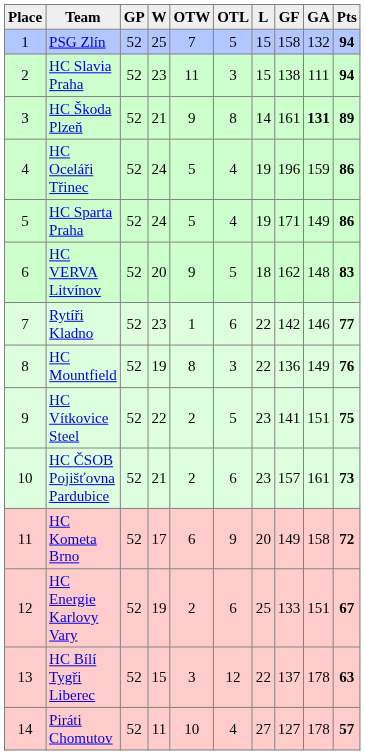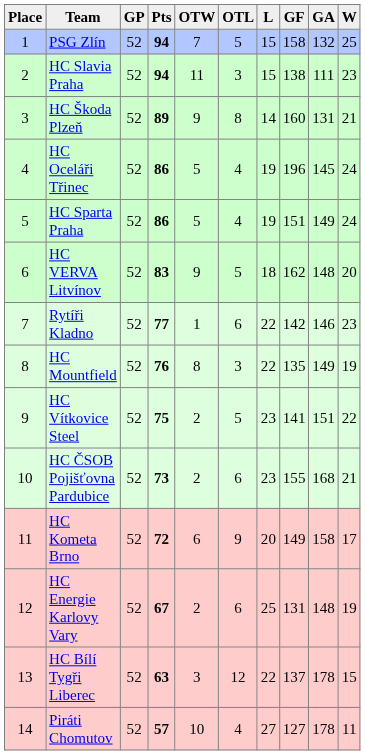columns swapped: (159, 16) <-> (347, 16)
(289, 117) 161 -> (294, 117) 160
(319, 117) bold -> (324, 117) normal
(319, 169) 159 -> (324, 169) 145
(289, 220) 171 -> (294, 220) 151
(289, 366) 136 -> (294, 366) 135
(289, 478) 157 -> (294, 478) 155
(319, 478) 161 -> (324, 478) 168
(289, 607) 133 -> (294, 607) 131
(319, 607) 151 -> (324, 607) 148
